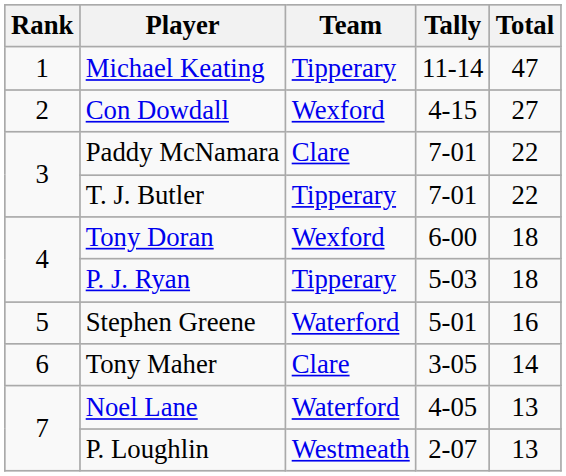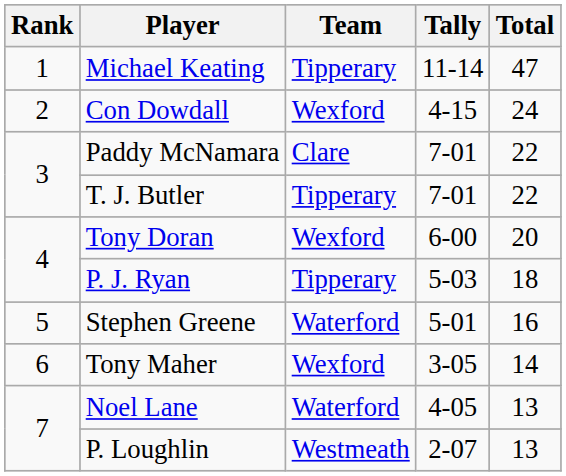(525, 110) 27 -> (525, 110) 24
(525, 237) 18 -> (525, 237) 20
(321, 364) Clare -> (338, 364) Wexford
